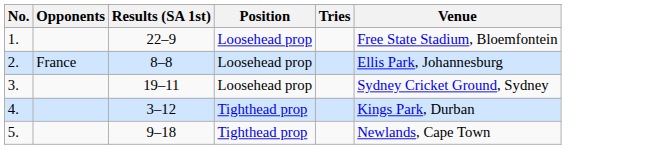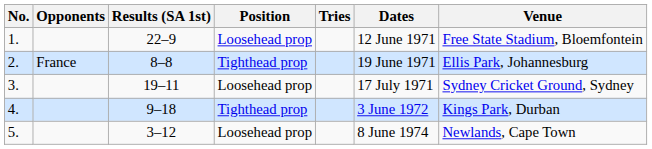+ column: (396, 16)
(265, 62) Loosehead prop -> (262, 62) Tighthead prop
(161, 109) 3–12 -> (161, 109) 9–18
(161, 132) 9–18 -> (161, 132) 3–12
(262, 132) Tighthead prop -> (265, 132) Loosehead prop
